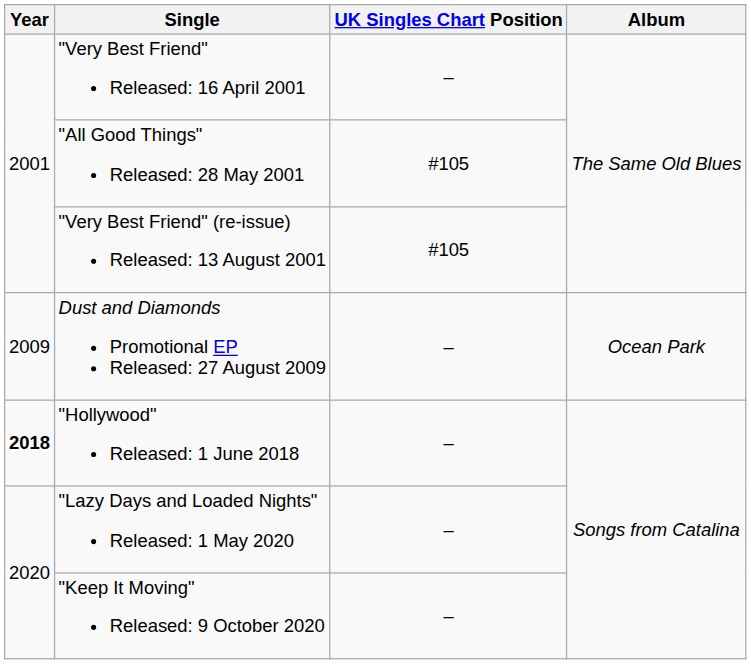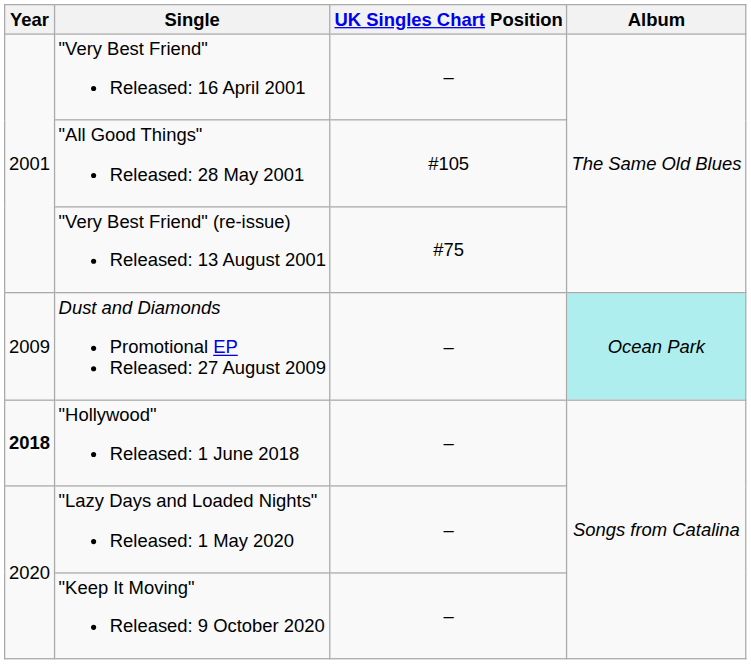(449, 250) #105 -> (449, 250) #75
(656, 347) no background -> (656, 347) paleturquoise background
